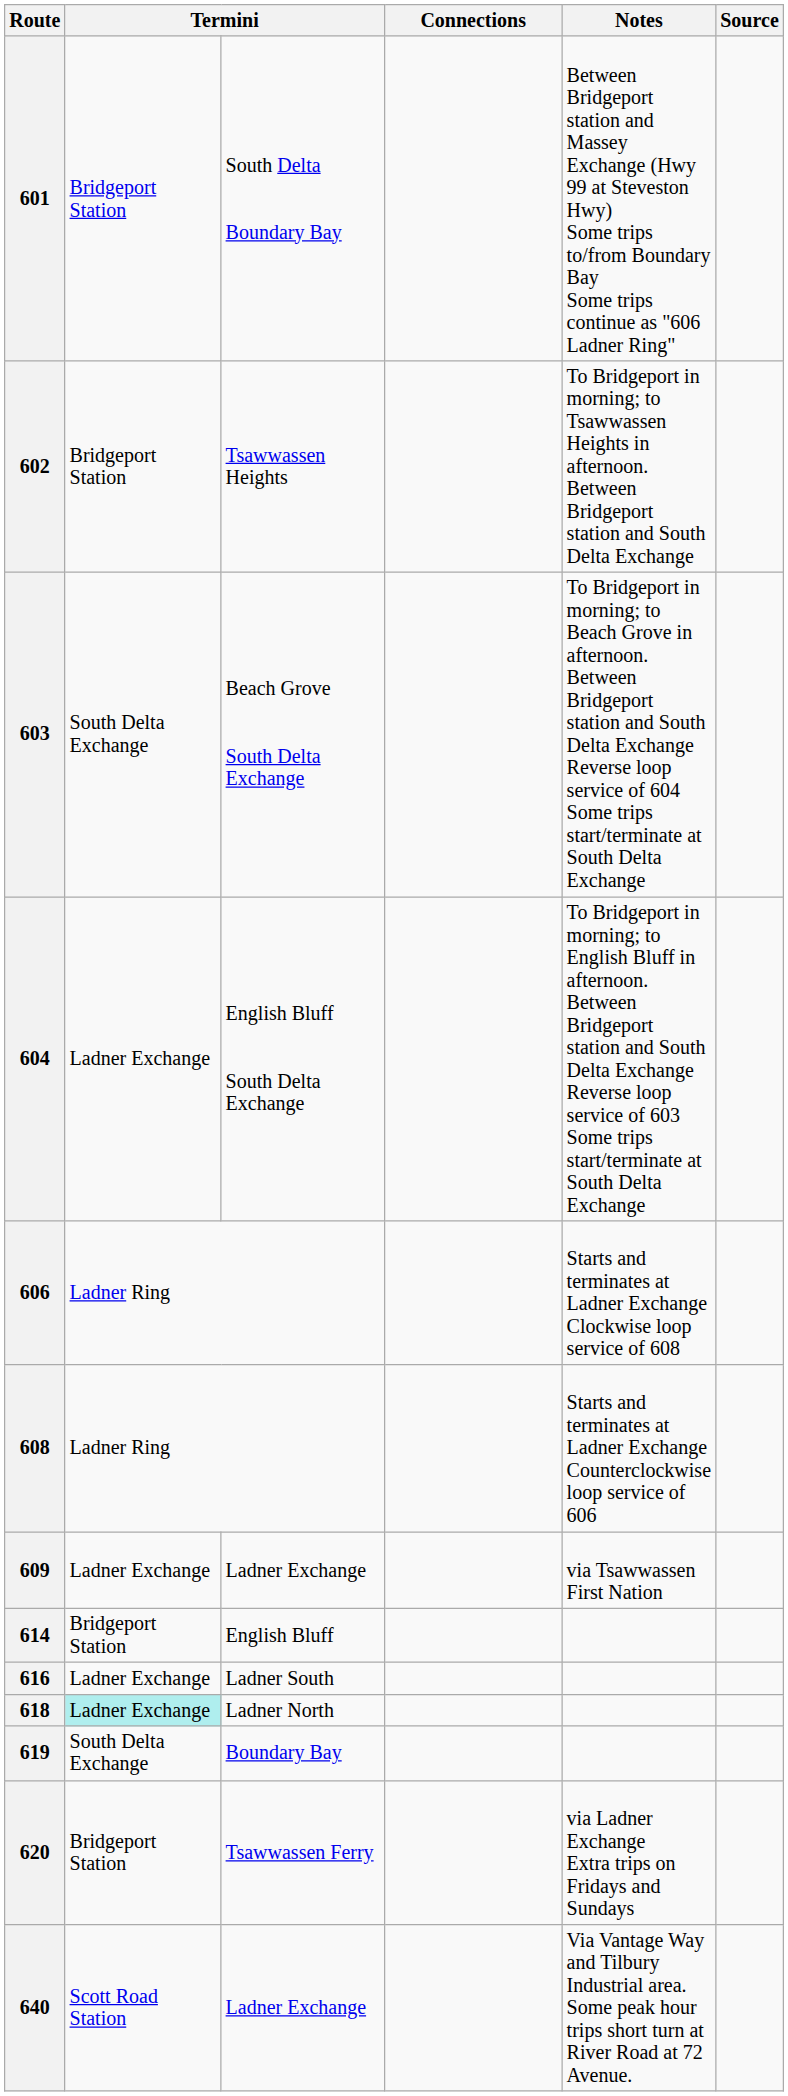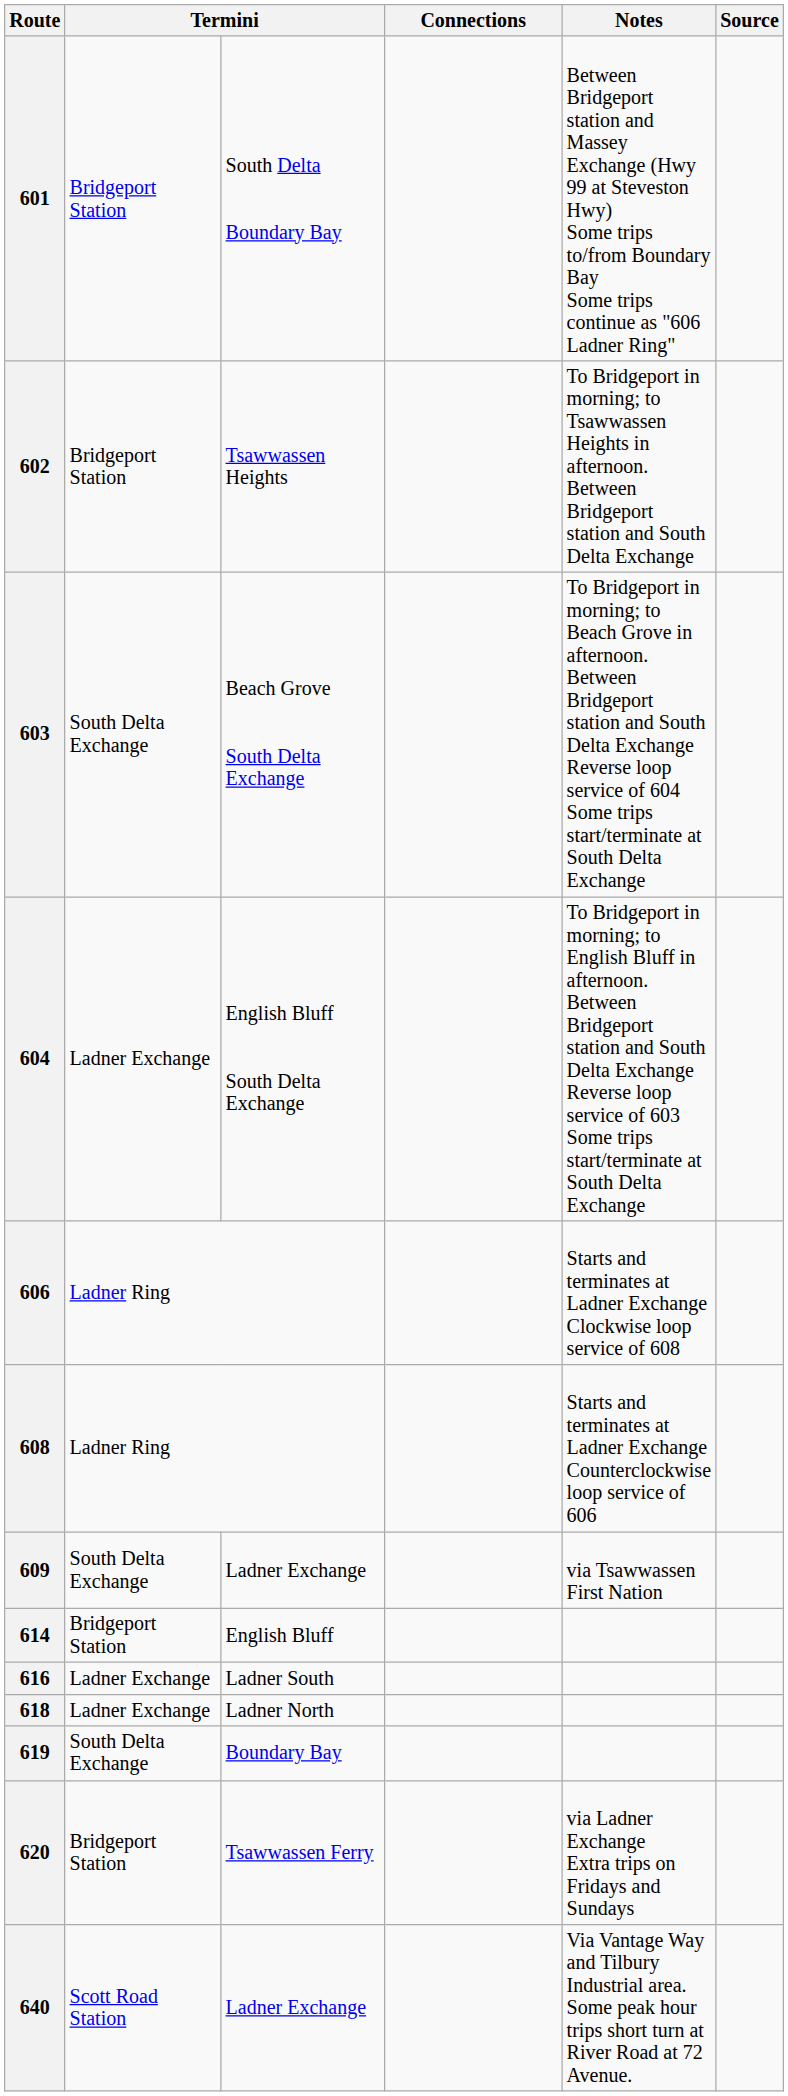(140, 1569) Ladner Exchange -> (117, 1569) South Delta Exchange
(140, 1710) paleturquoise background -> (140, 1710) no background
